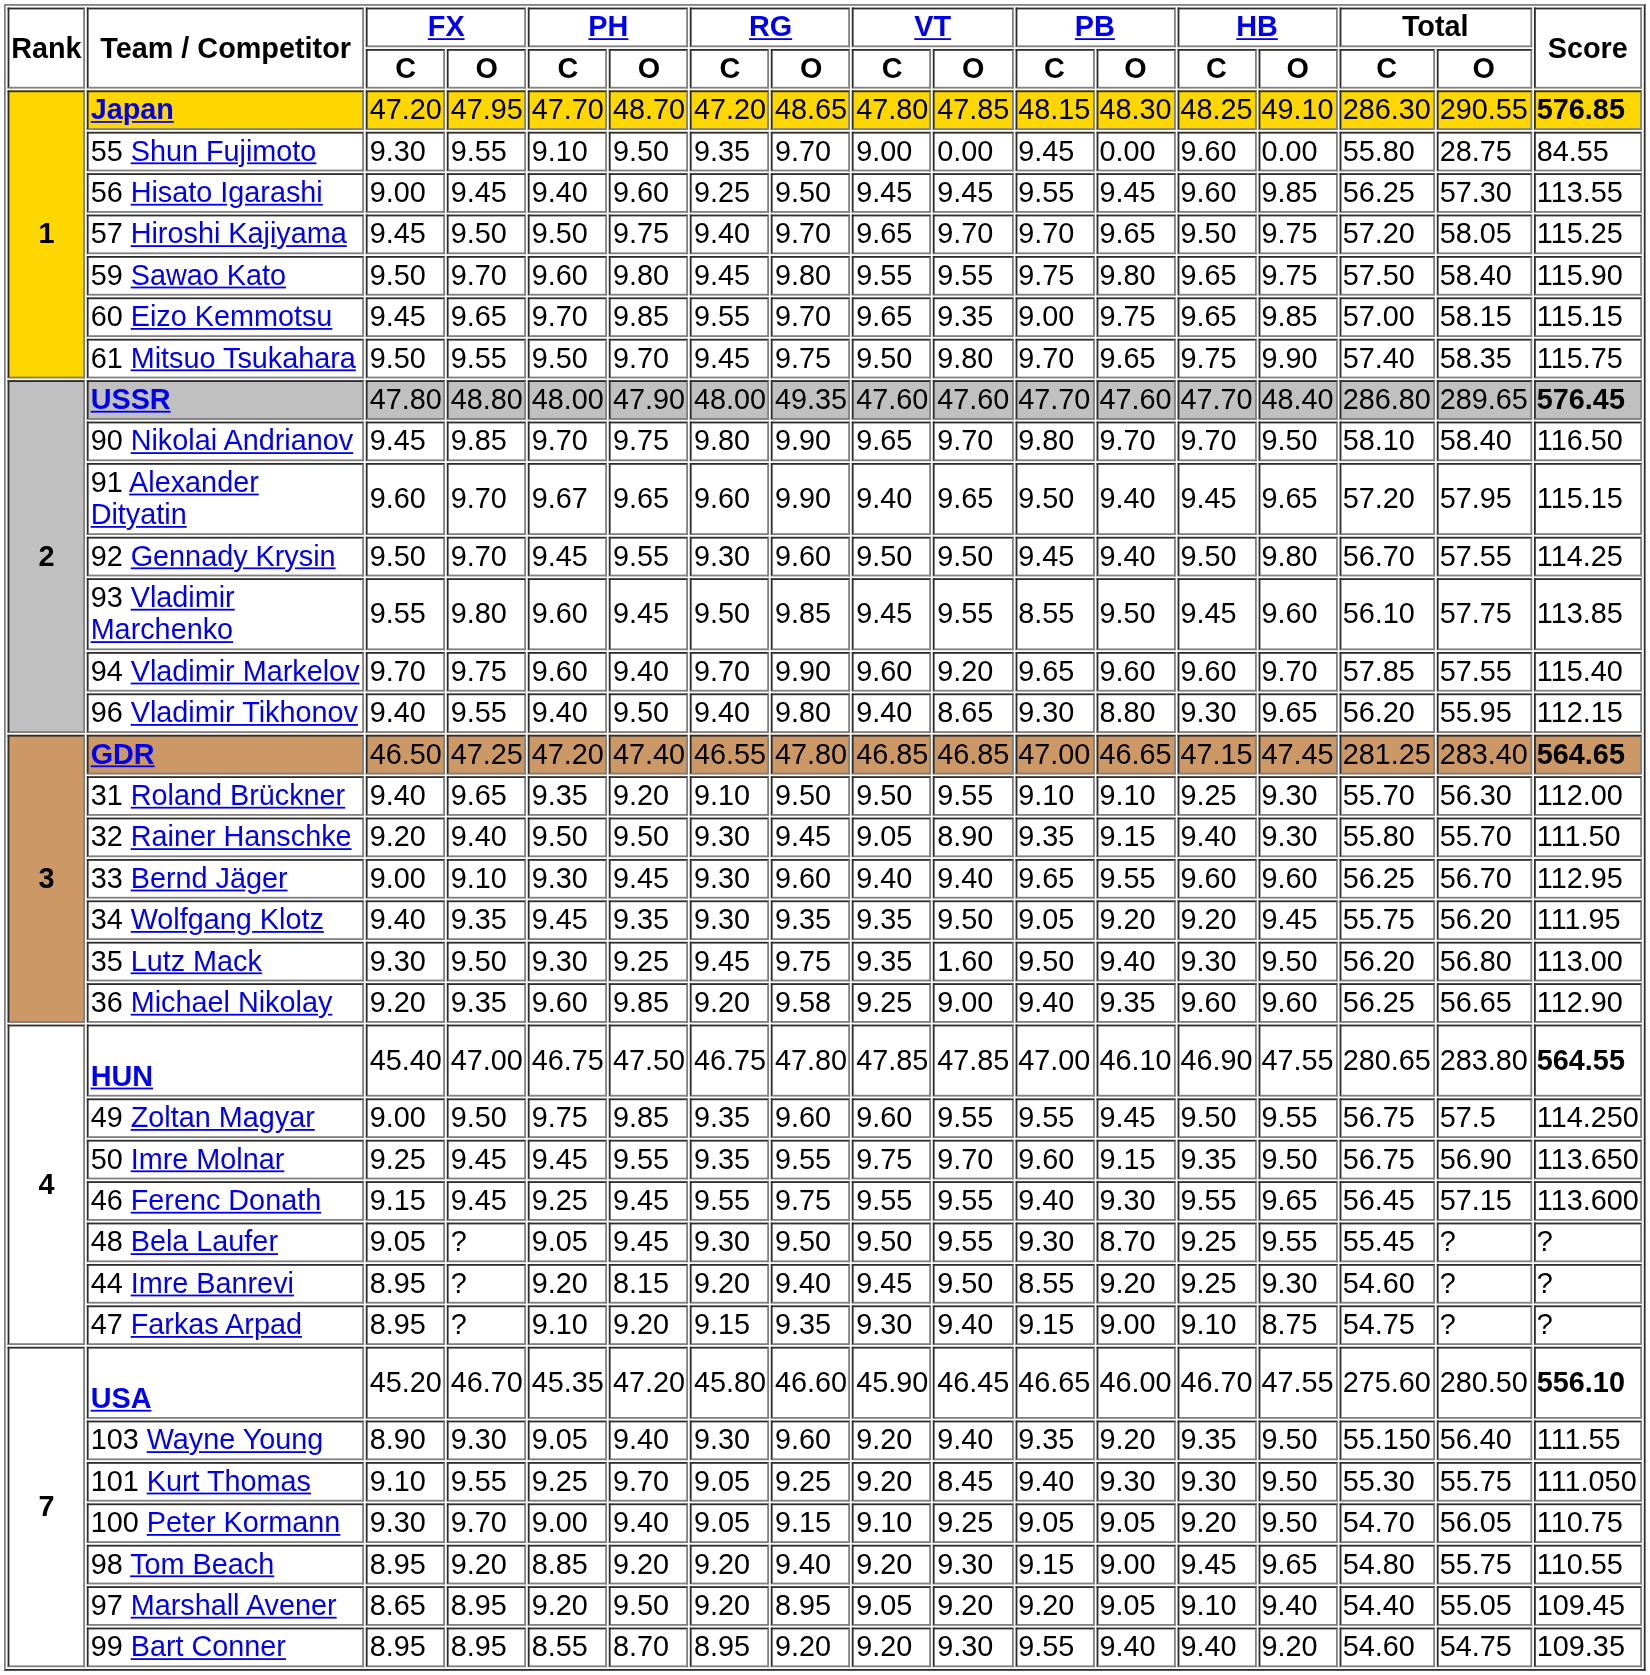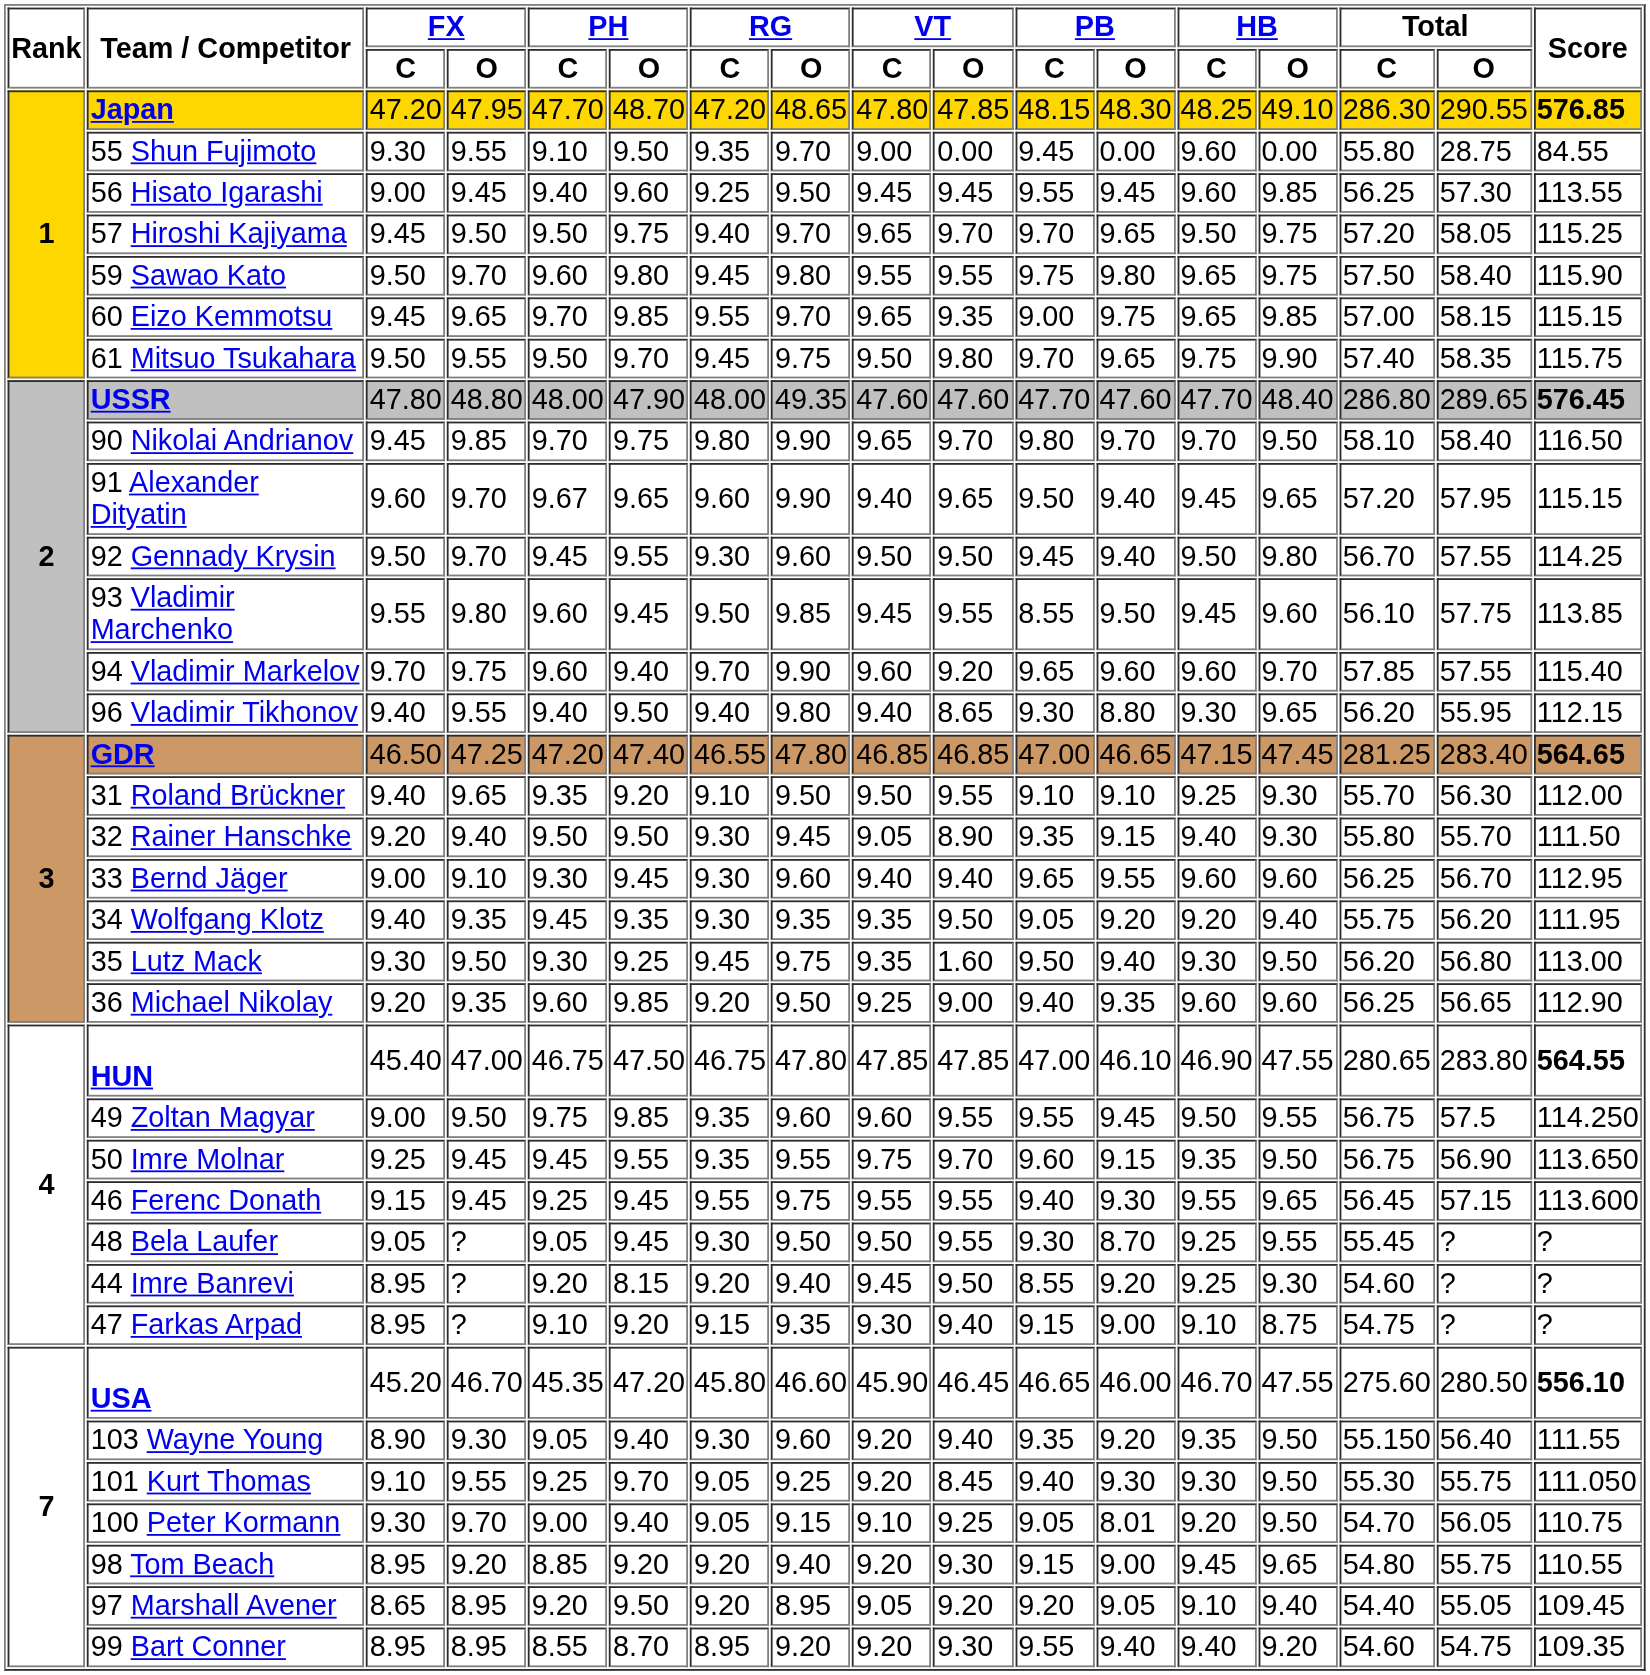(1290, 919) 9.45 -> (1290, 919) 9.40
(803, 1002) 9.58 -> (803, 1002) 9.50
(1127, 1522) 9.05 -> (1127, 1522) 8.01
